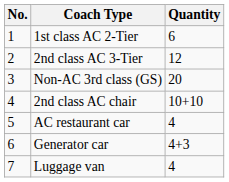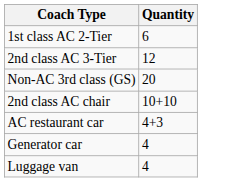- column: (18, 15)
(172, 123) 4 -> (153, 123) 4+3
(179, 144) 4+3 -> (145, 144) 4
